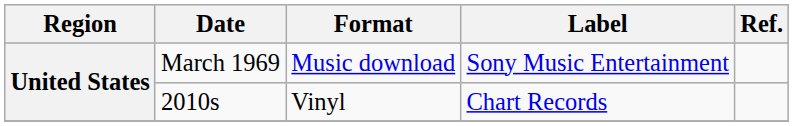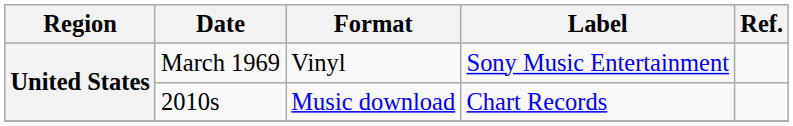(373, 62) Music download -> (318, 62) Vinyl
(318, 101) Vinyl -> (373, 101) Music download
